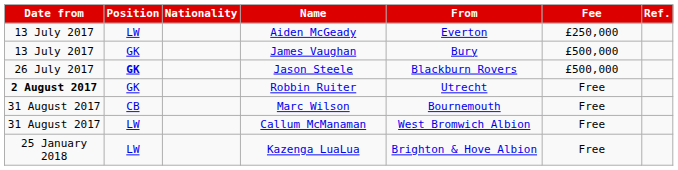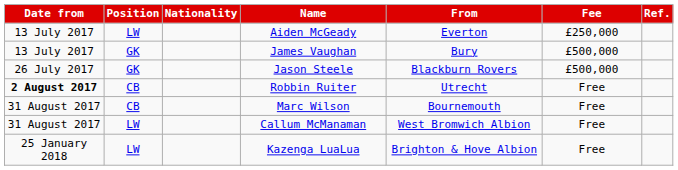(133, 69) bold -> (133, 69) normal
(133, 87) GK -> (133, 87) CB
